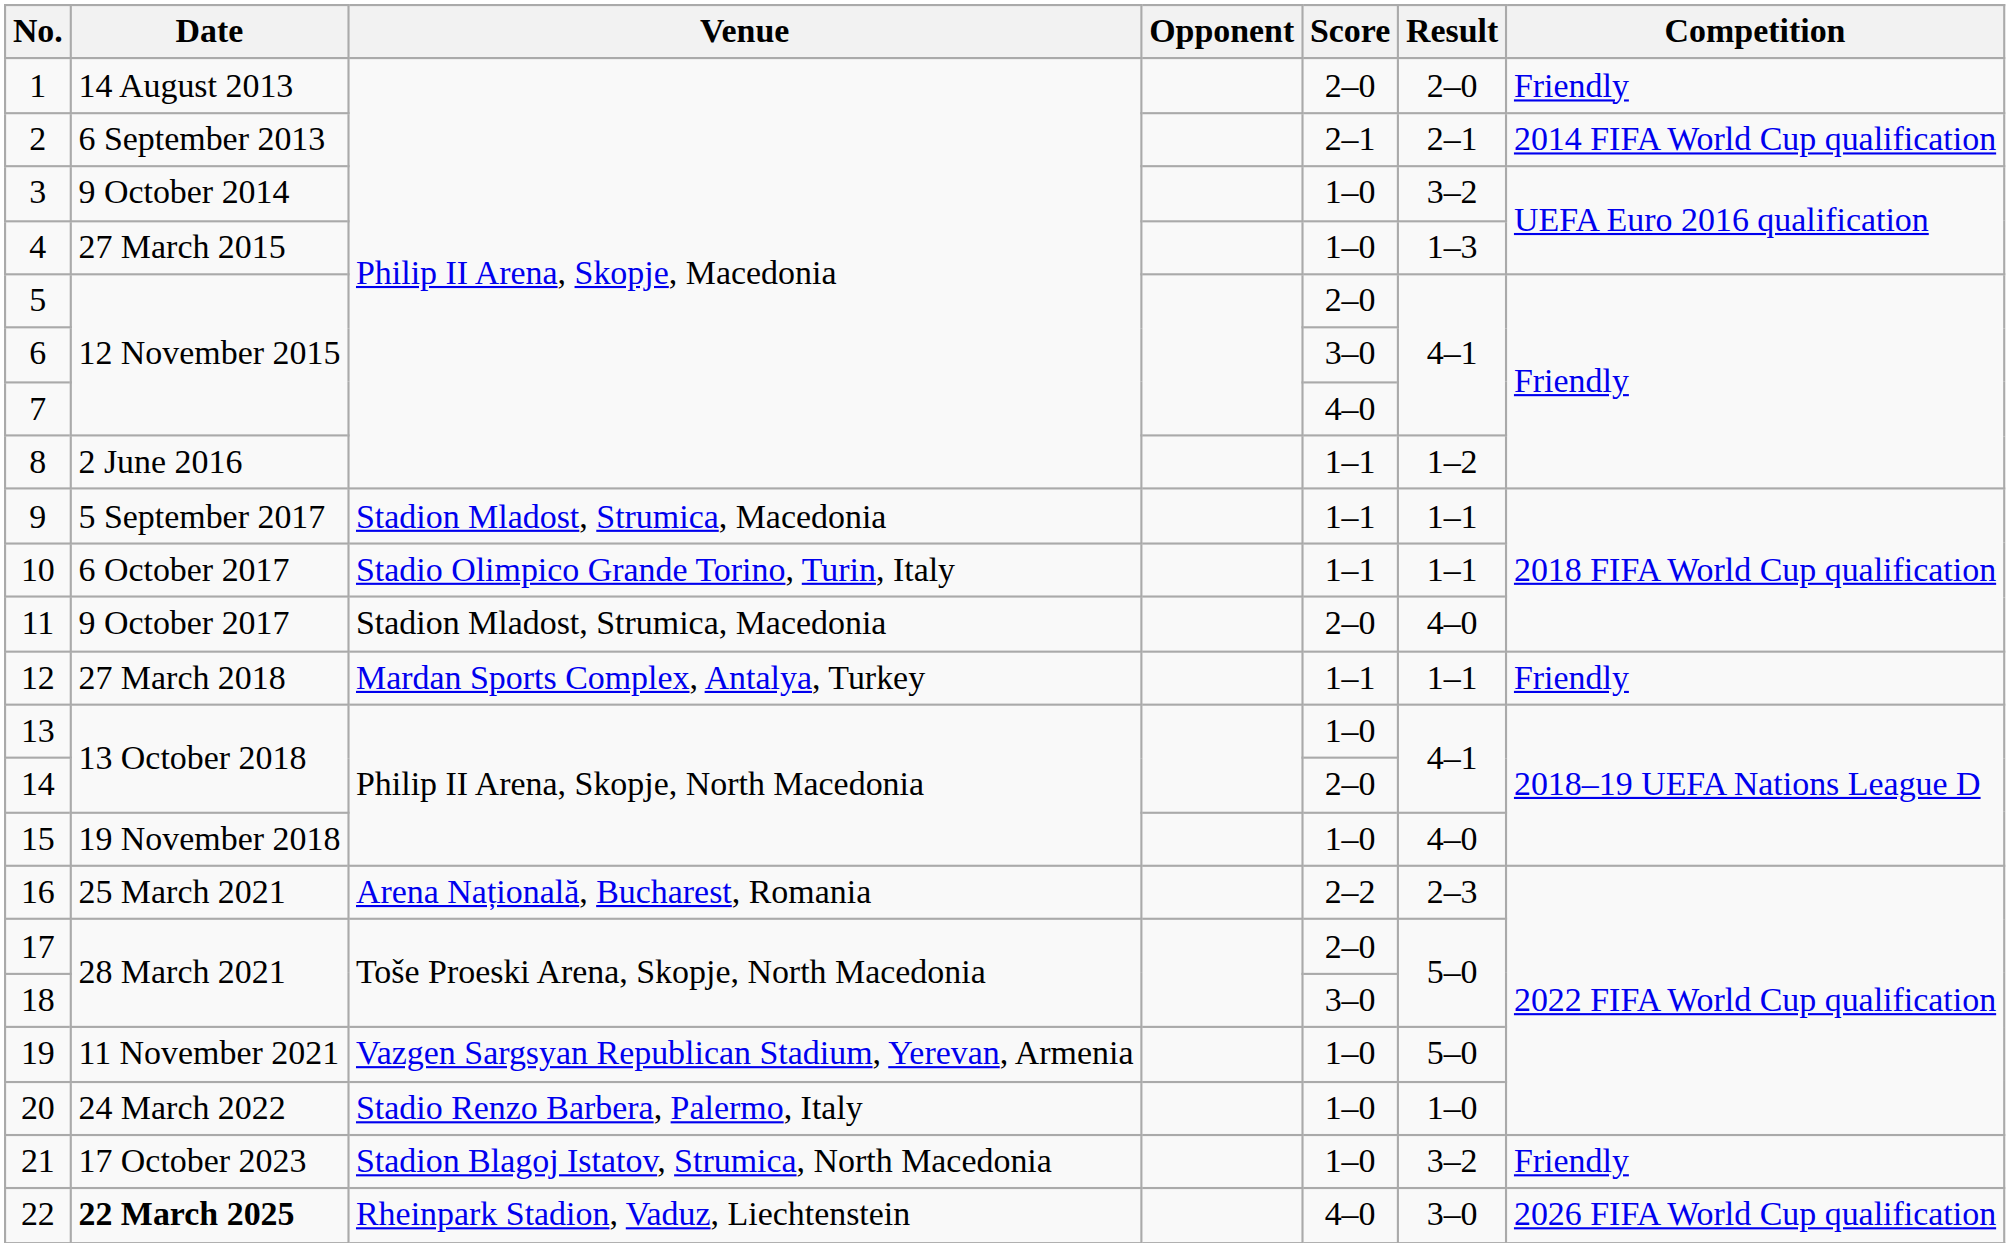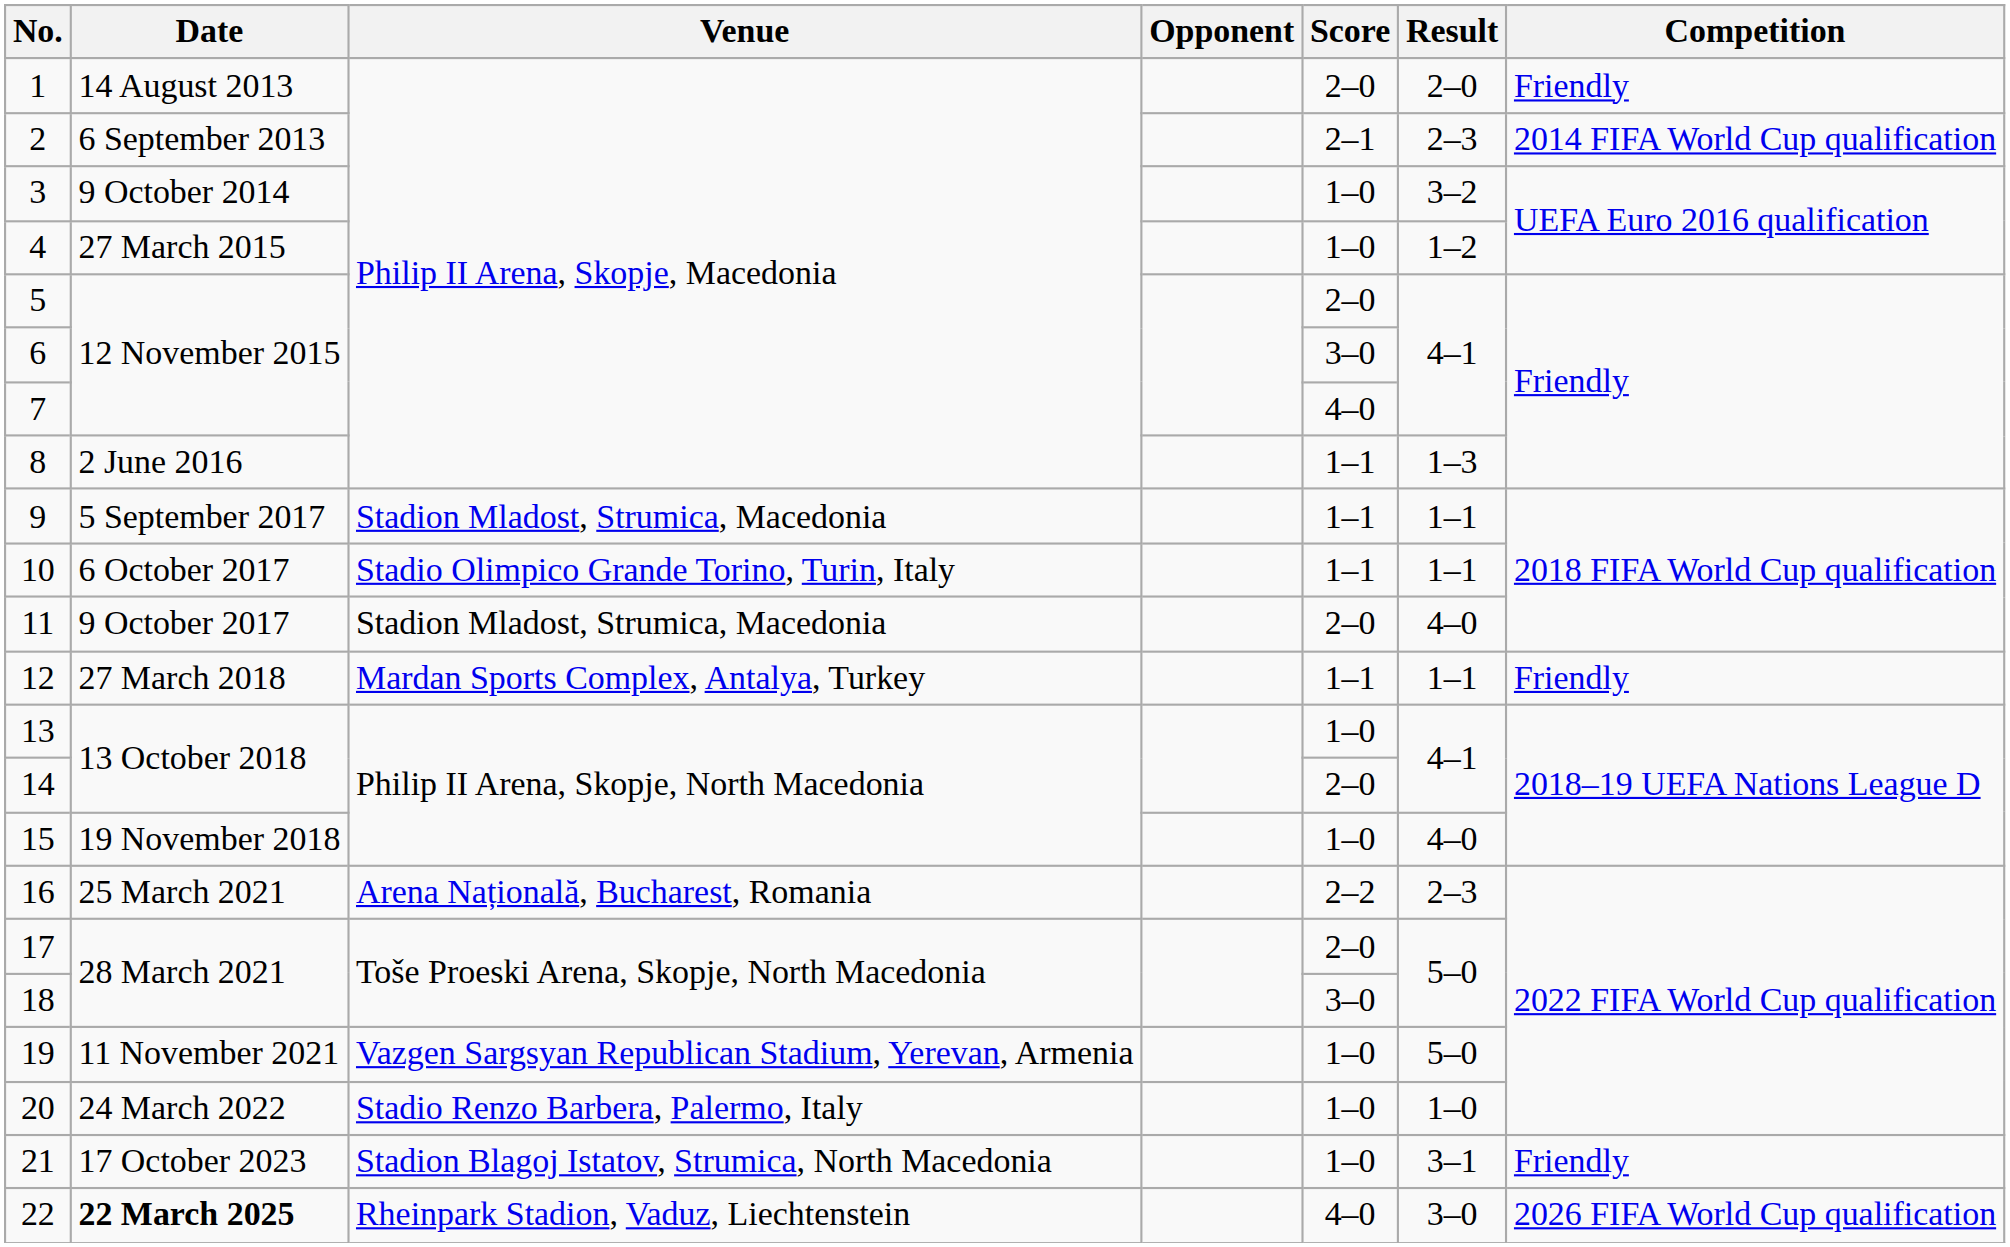(1452, 138) 2–1 -> (1452, 138) 2–3
(1452, 246) 1–3 -> (1452, 246) 1–2
(1452, 461) 1–2 -> (1452, 461) 1–3
(1452, 1161) 3–2 -> (1452, 1161) 3–1
